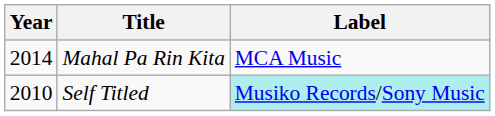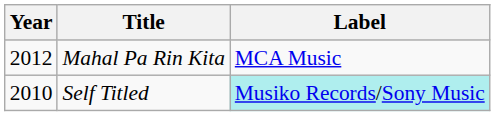(31, 57) 2014 -> (31, 57) 2012
